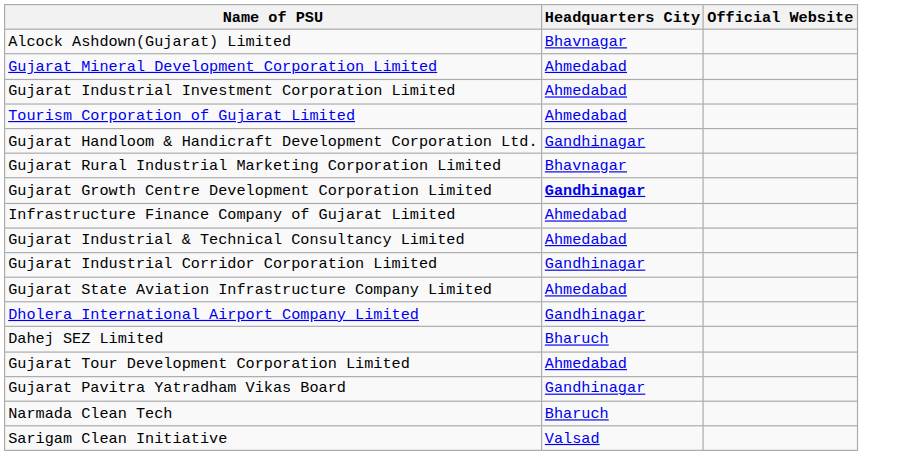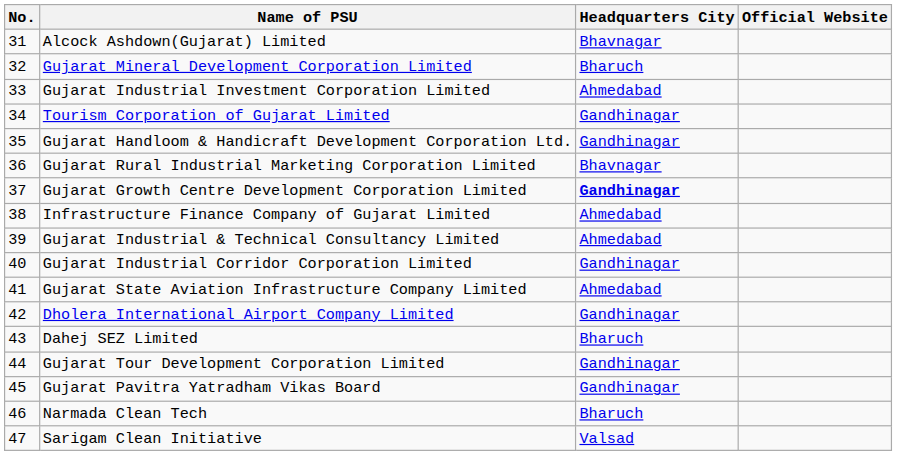+ column: (22, 17)
(586, 67) Ahmedabad -> (611, 67) Bharuch
(586, 116) Ahmedabad -> (630, 116) Gandhinagar
(586, 364) Ahmedabad -> (630, 364) Gandhinagar
